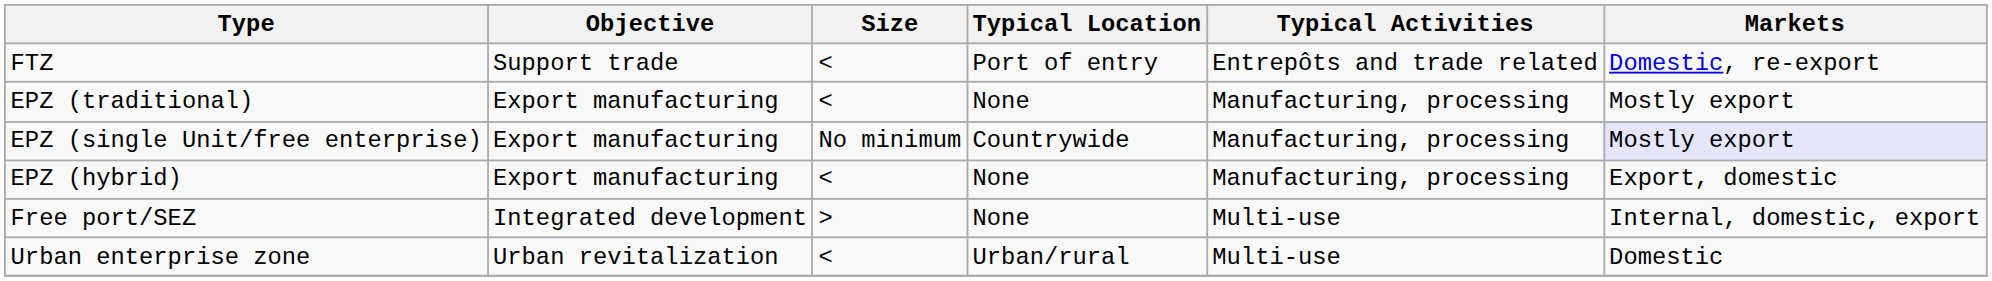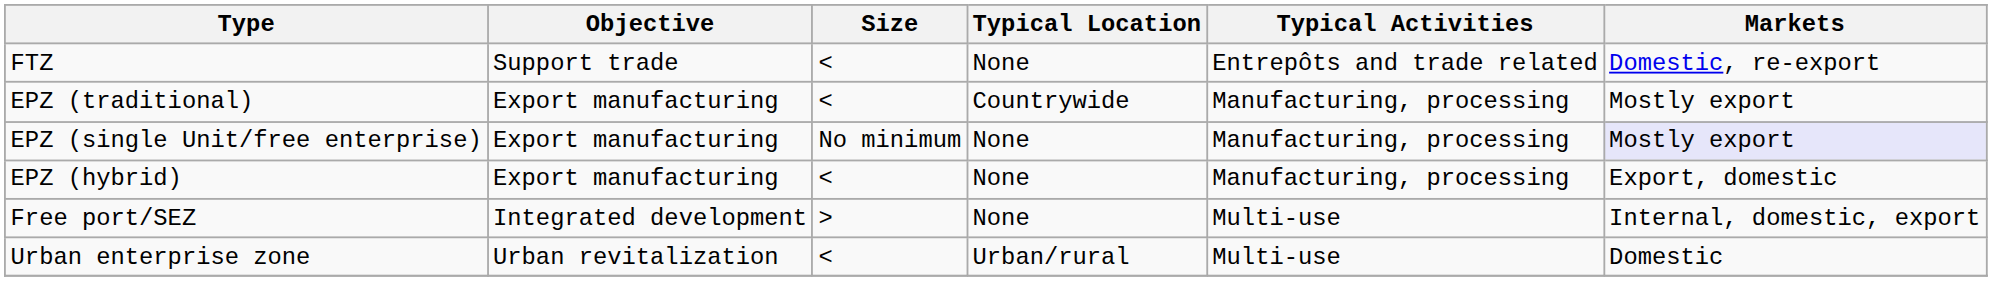(1065, 63) Port of entry -> (1001, 63) None
(1001, 102) None -> (1051, 102) Countrywide
(1051, 141) Countrywide -> (1001, 141) None
